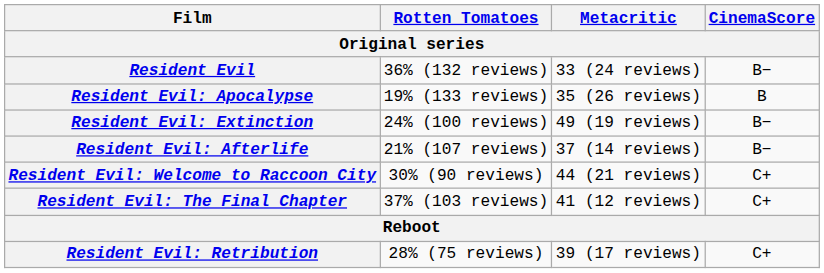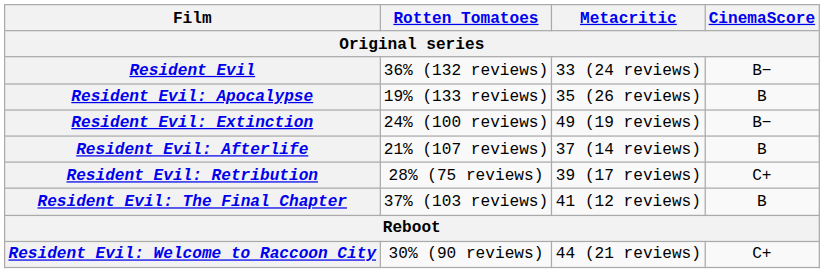(762, 149) B− -> (762, 149) B
rows swapped: (192, 254) <-> (192, 175)
(762, 202) C+ -> (762, 202) B
